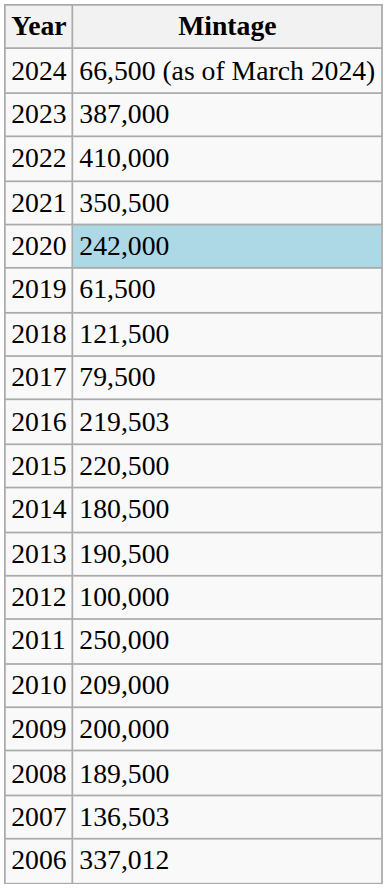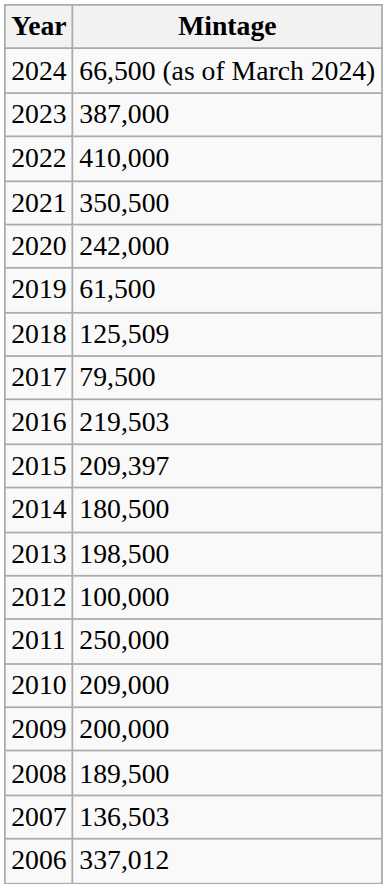(124, 245) lightblue background -> (124, 245) no background
(124, 333) 121,500 -> (124, 333) 125,509
(124, 465) 220,500 -> (124, 465) 209,397
(124, 553) 190,500 -> (124, 553) 198,500
